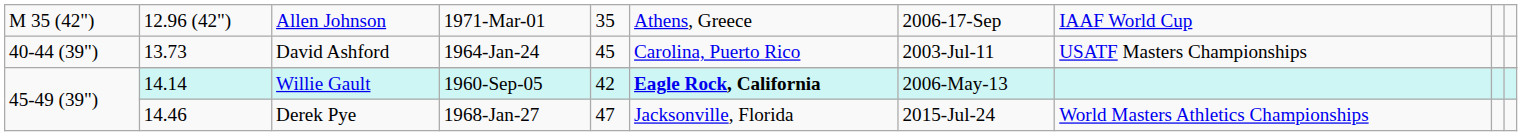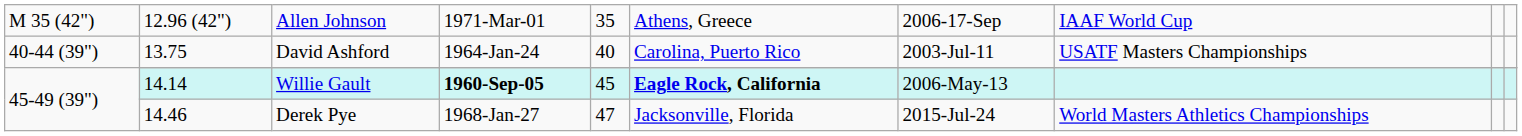(165, 52) 13.73 -> (165, 52) 13.75
(605, 52) 45 -> (605, 52) 40
(493, 83) normal -> (494, 83) bold
(605, 83) 42 -> (605, 83) 45
